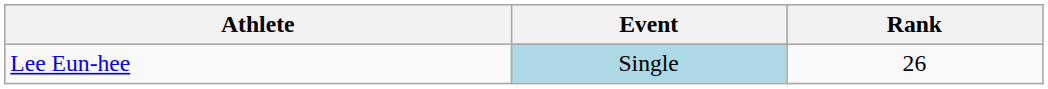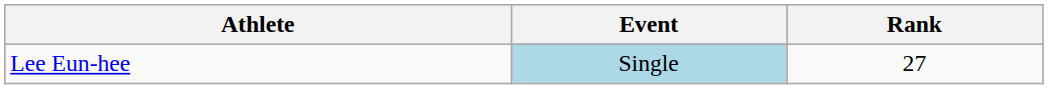(914, 63) 26 -> (914, 63) 27
